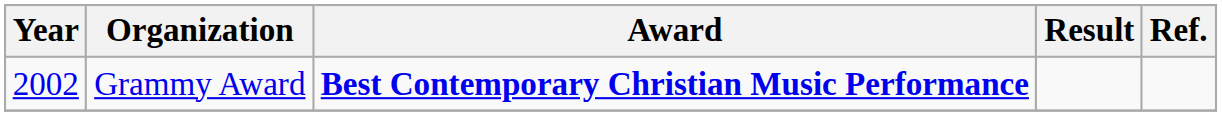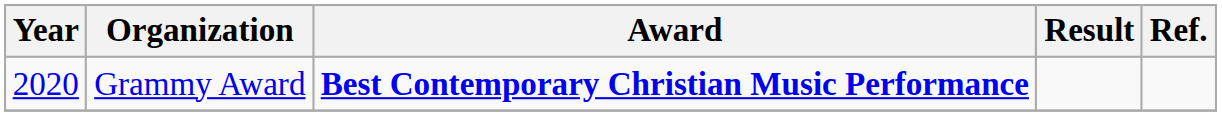(46, 83) 2002 -> (46, 83) 2020
